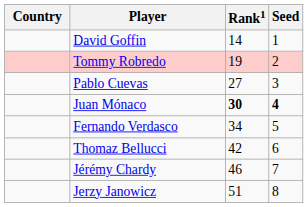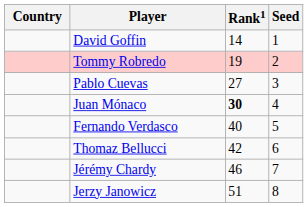(275, 105) bold -> (275, 105) normal
(235, 126) 34 -> (235, 126) 40
